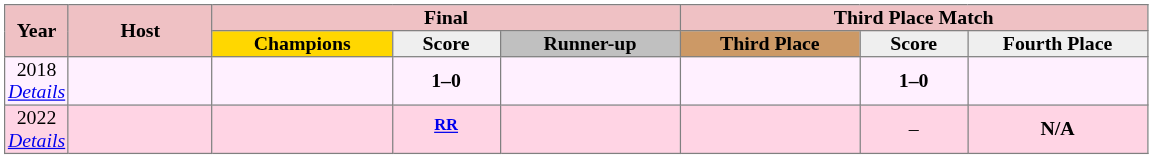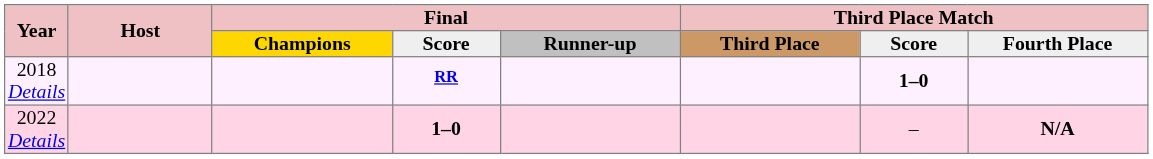(446, 80) 1–0 -> (446, 76) RR
(446, 125) RR -> (446, 129) 1–0
